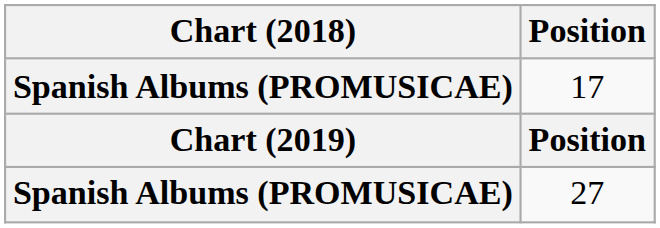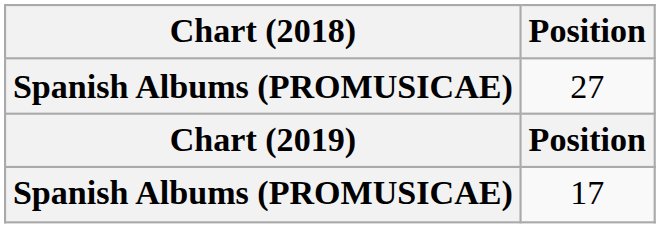rows swapped: (587, 85) <-> (587, 193)
